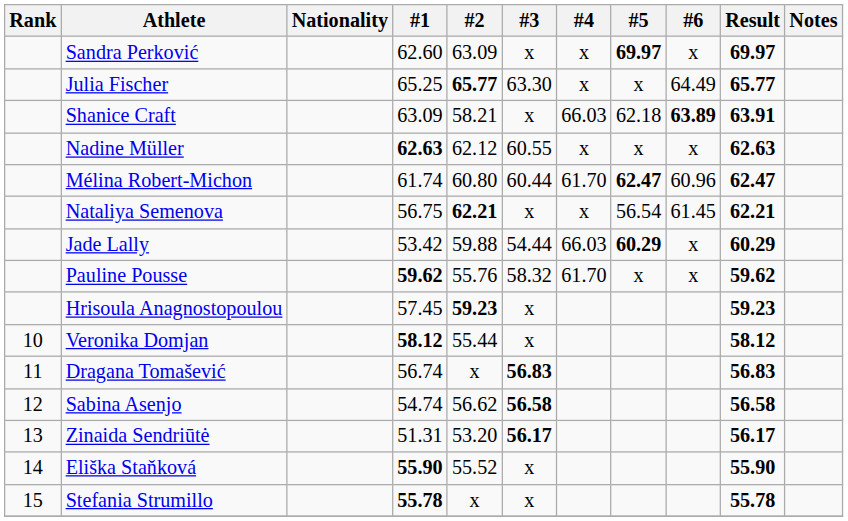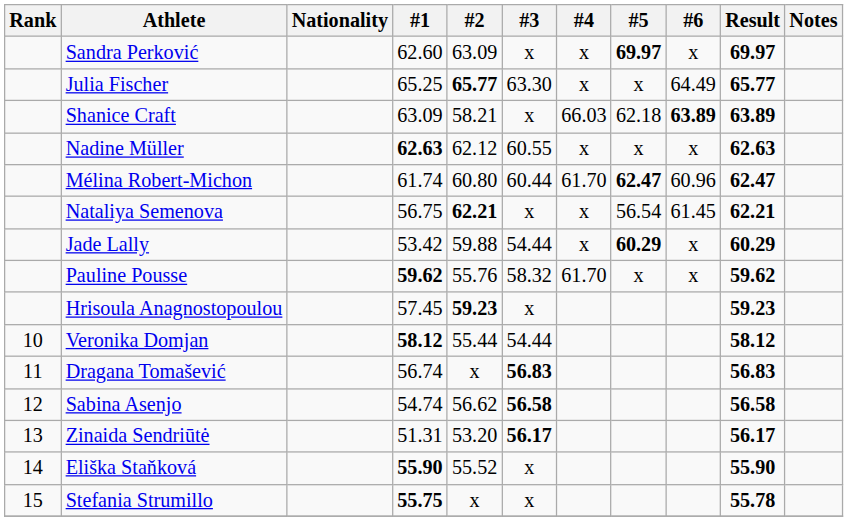(753, 116) 63.91 -> (753, 116) 63.89
(584, 244) 66.03 -> (584, 244) x
(529, 340) x -> (529, 340) 54.44
(420, 500) 55.78 -> (420, 500) 55.75
